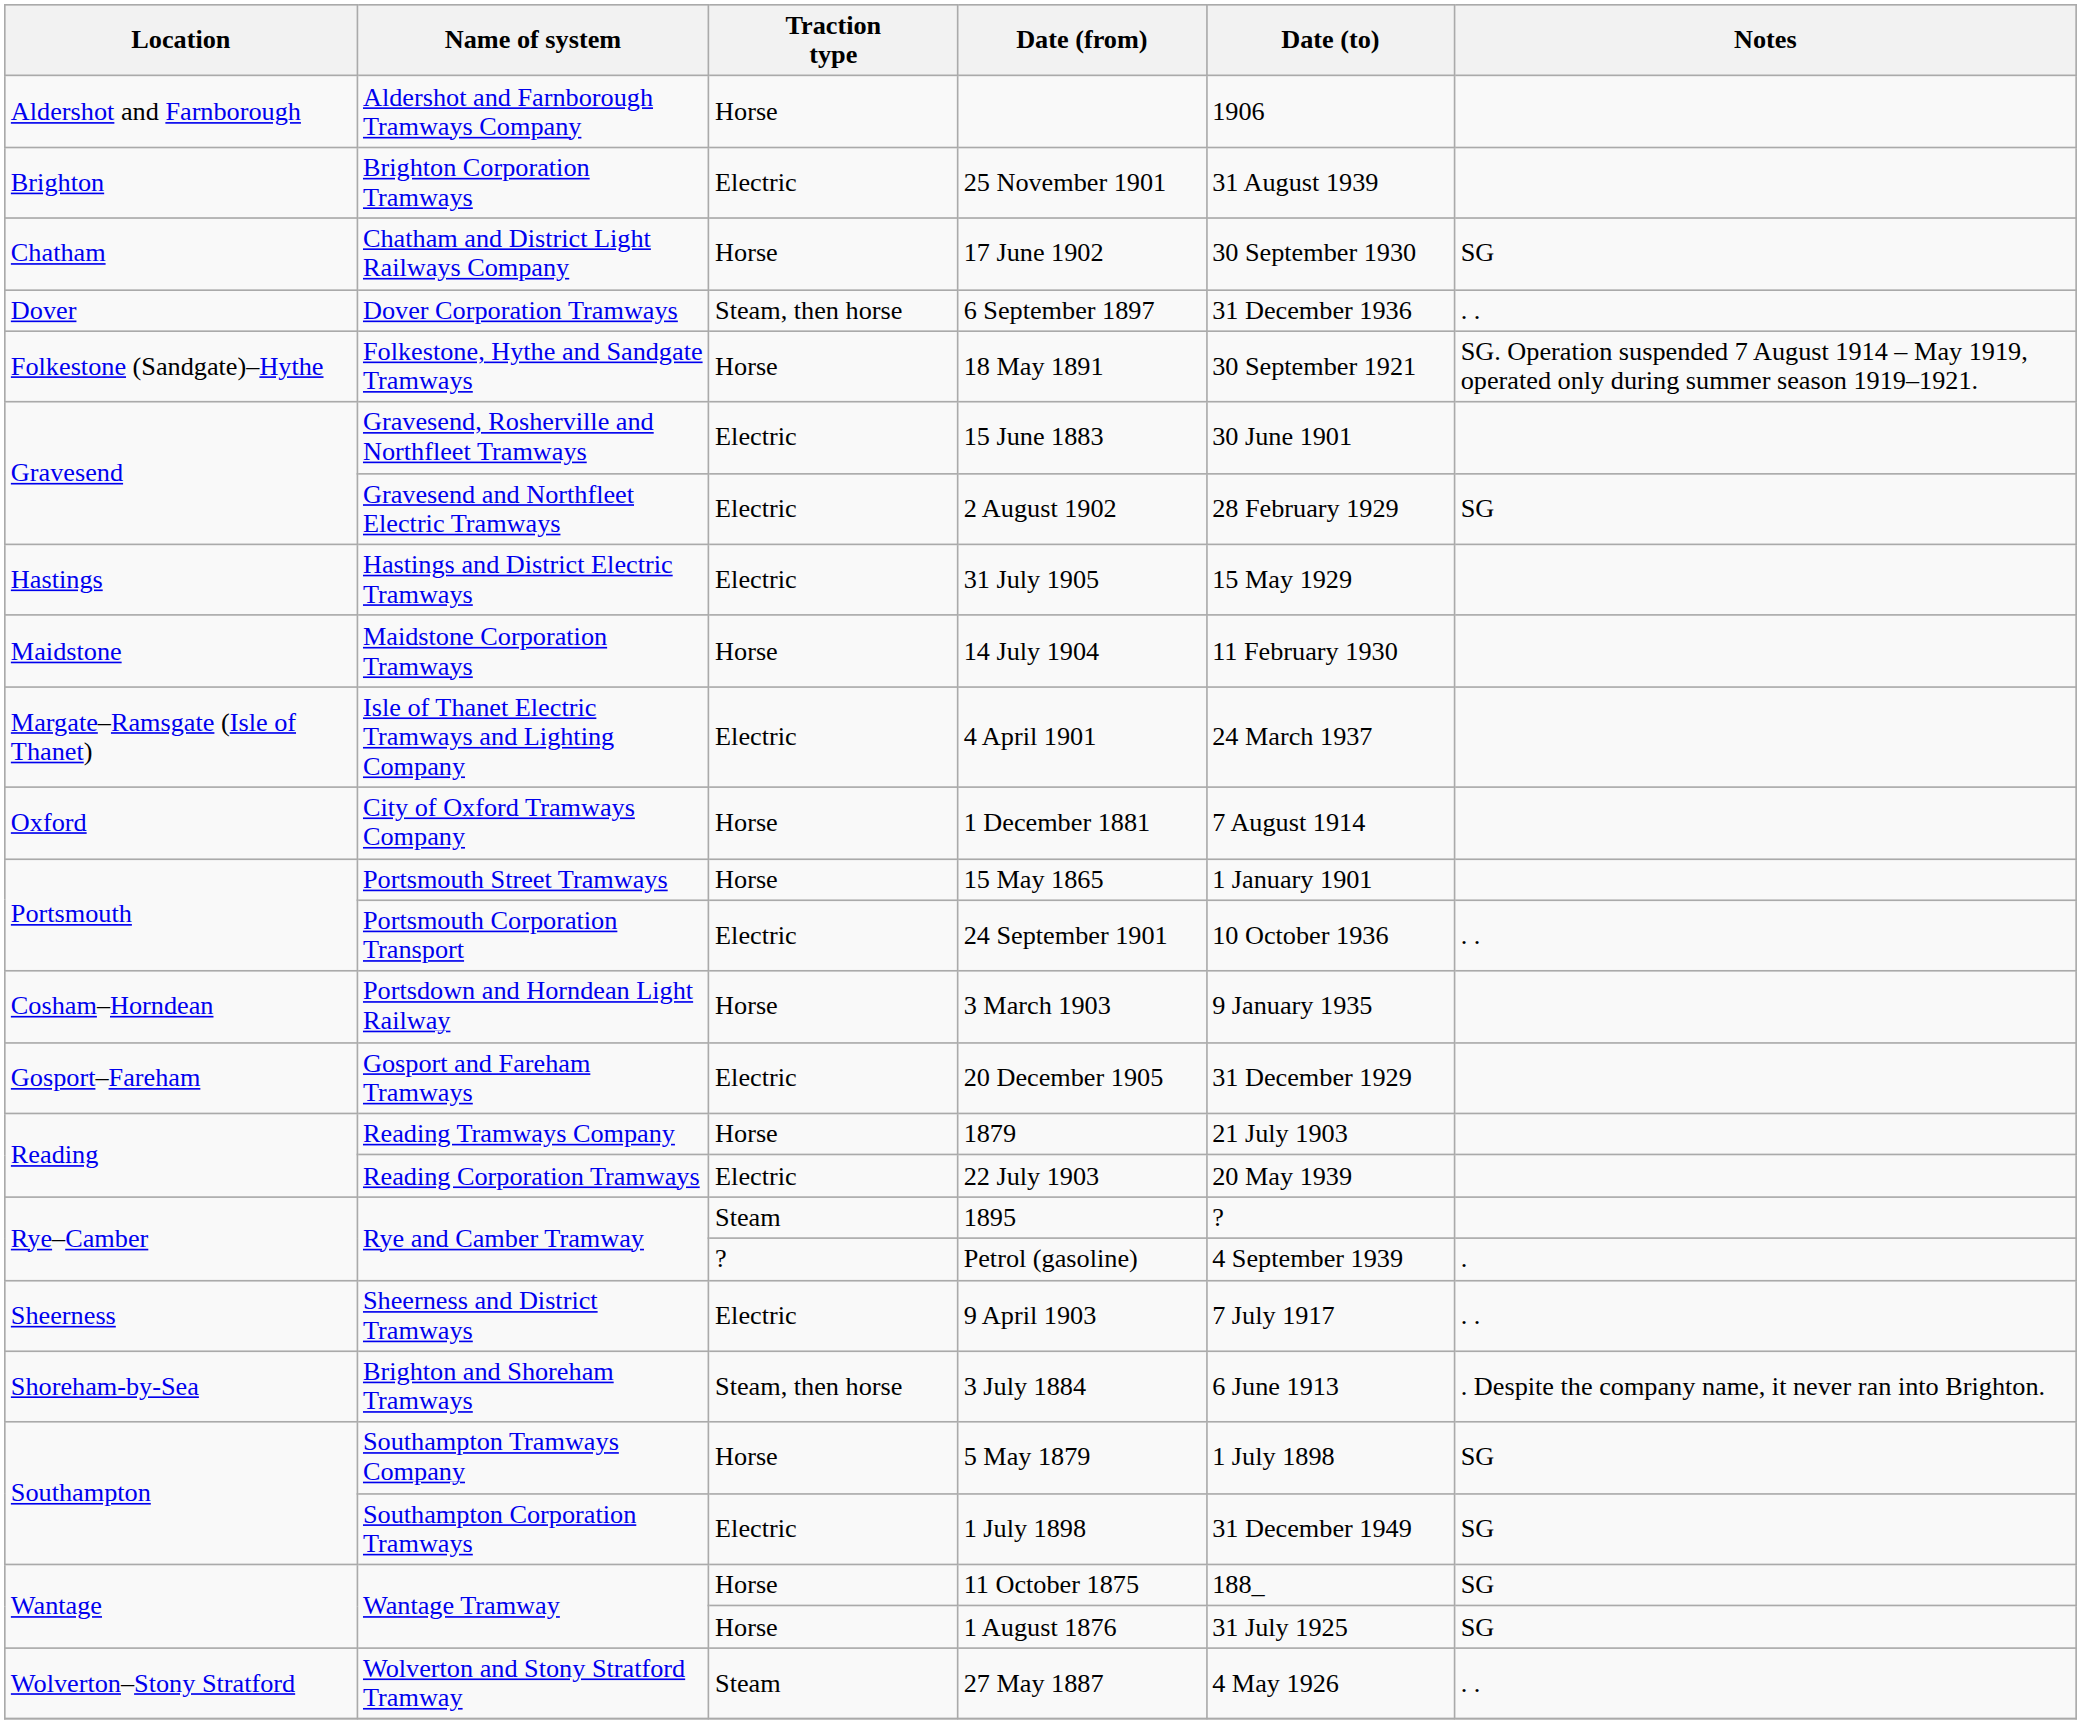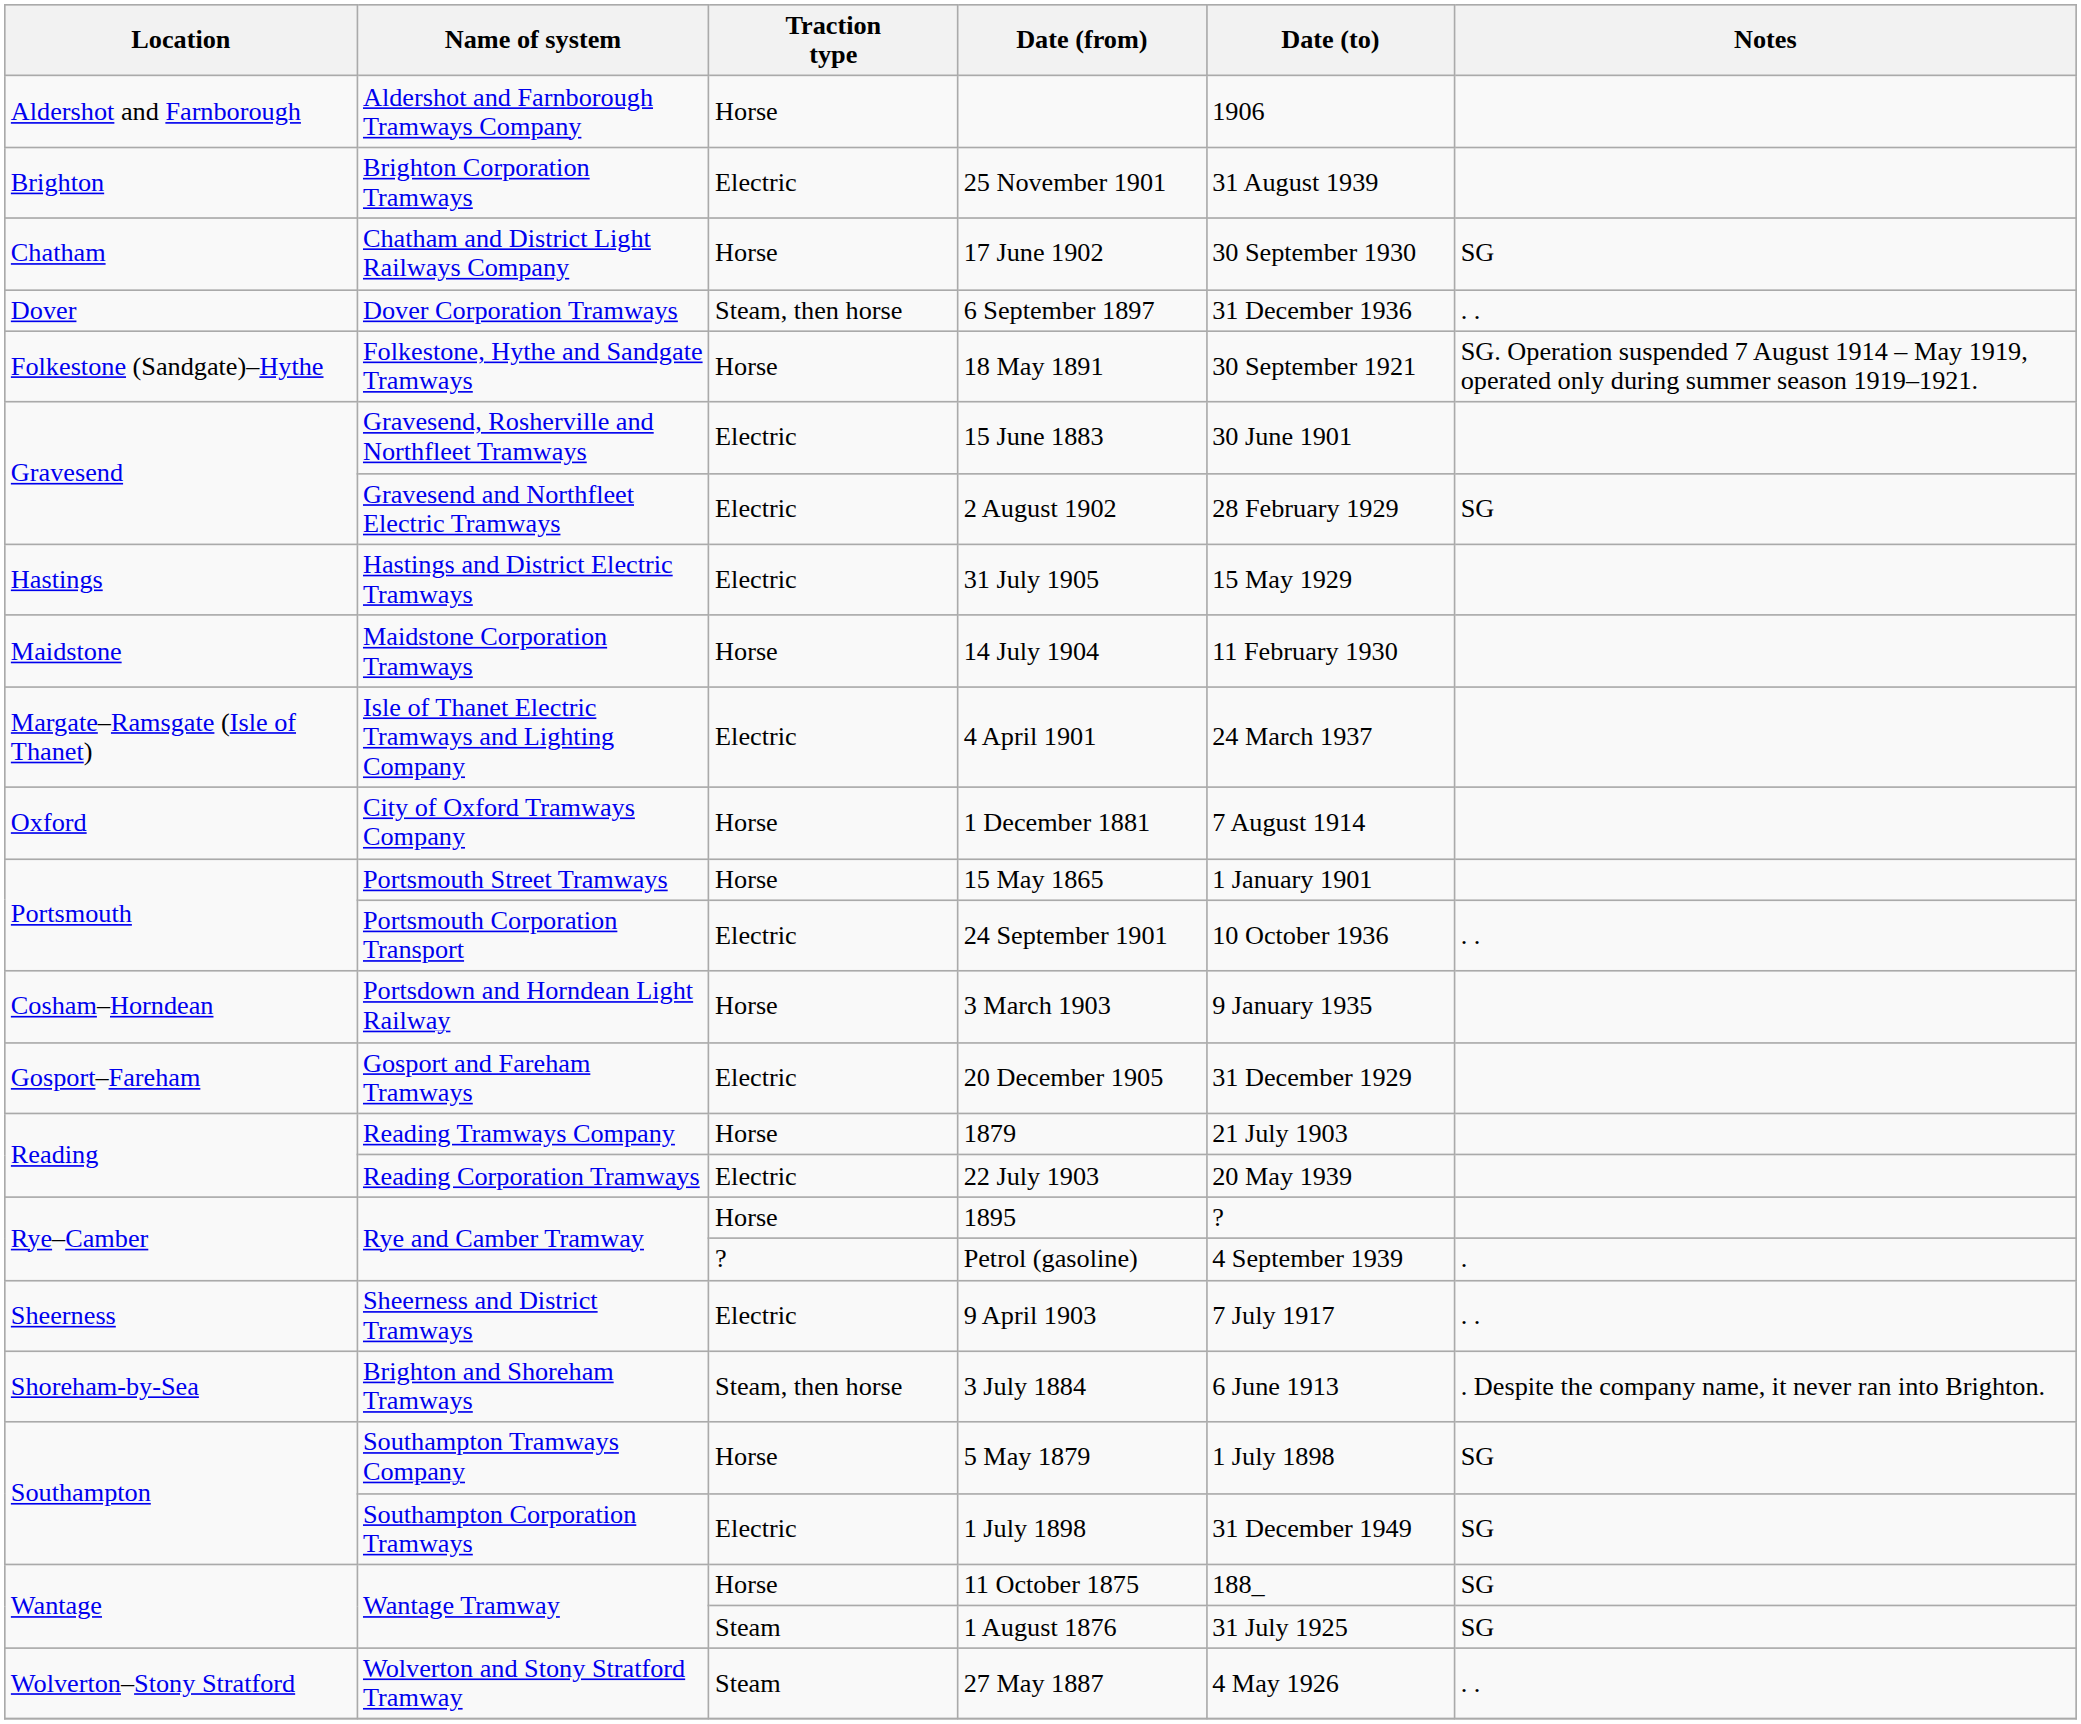(748, 1217) Steam -> (746, 1217) Horse
(746, 1626) Horse -> (748, 1626) Steam
